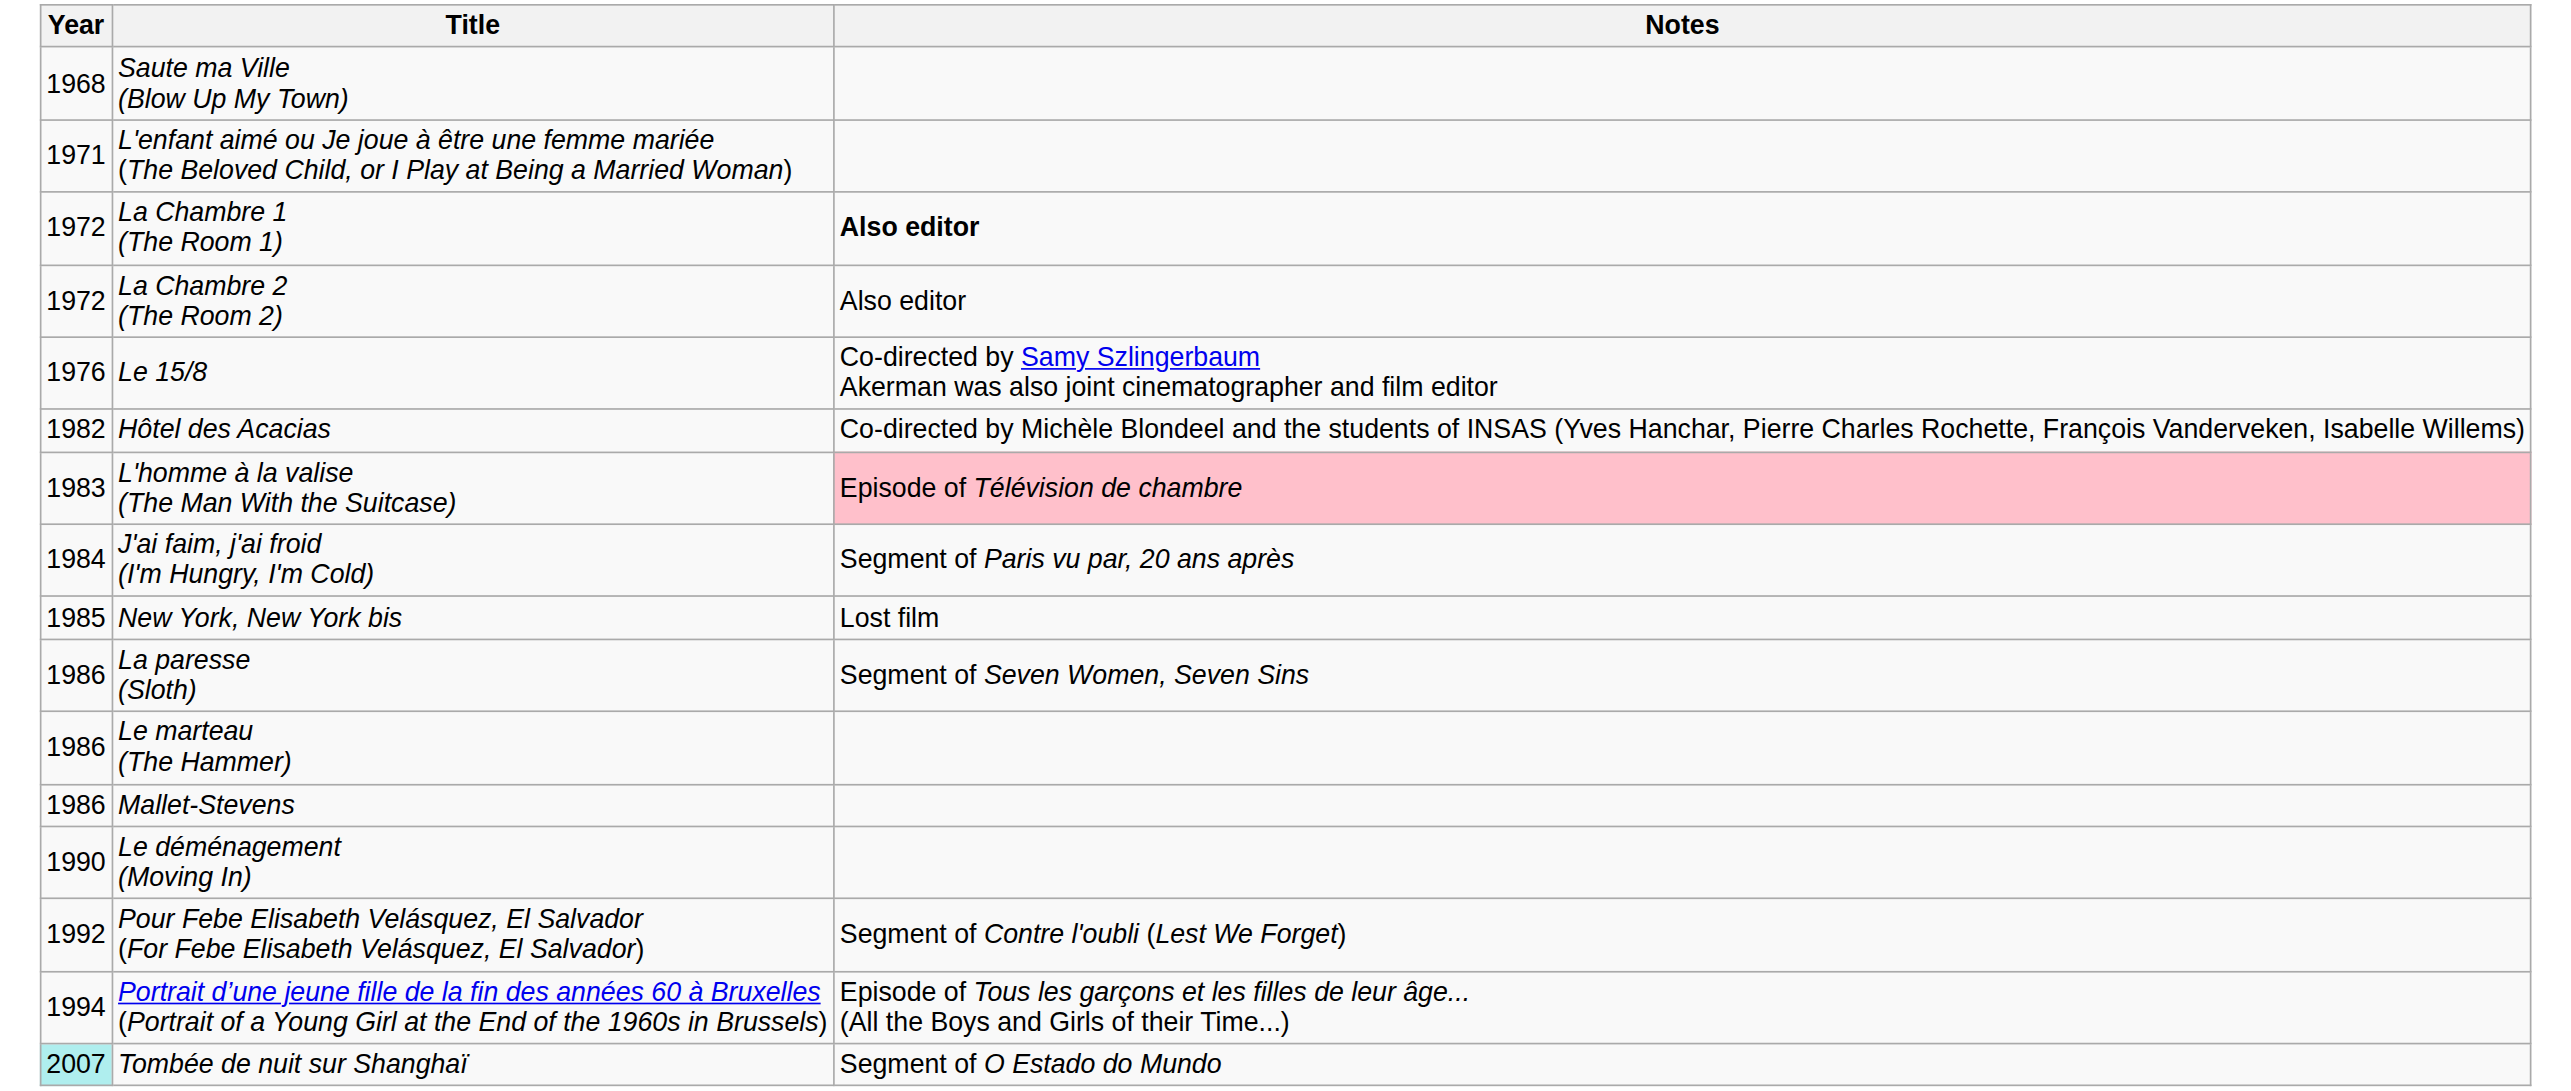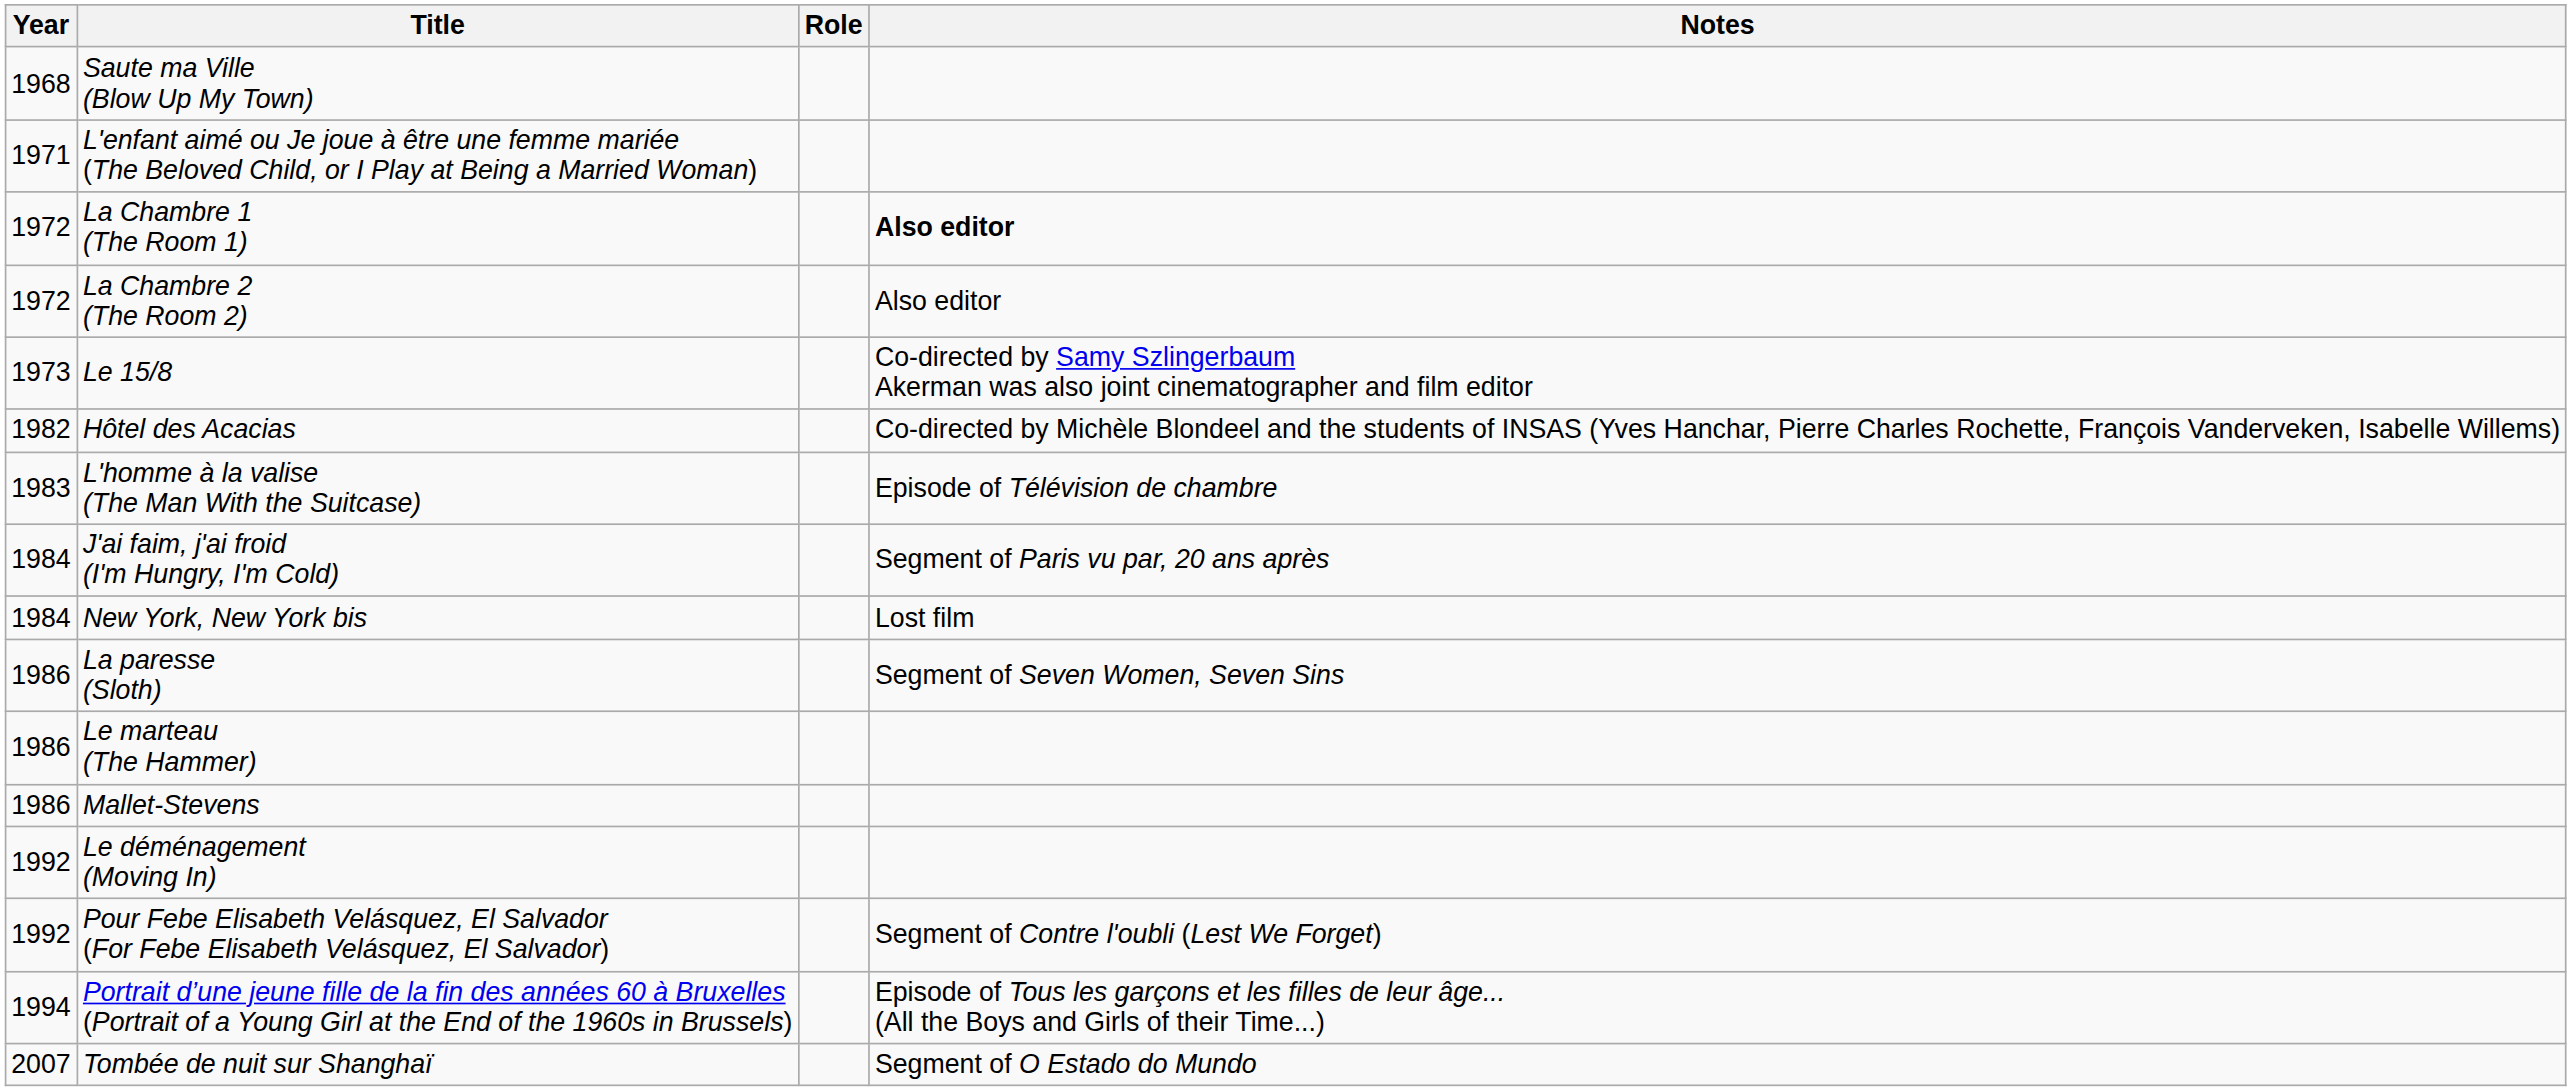+ column: (834, 25)
(76, 372) 1976 -> (41, 372) 1973
(1041, 487) pink background -> (1076, 487) no background
(76, 617) 1985 -> (41, 617) 1984
(76, 862) 1990 -> (41, 862) 1992
(76, 1064) paleturquoise background -> (41, 1064) no background
